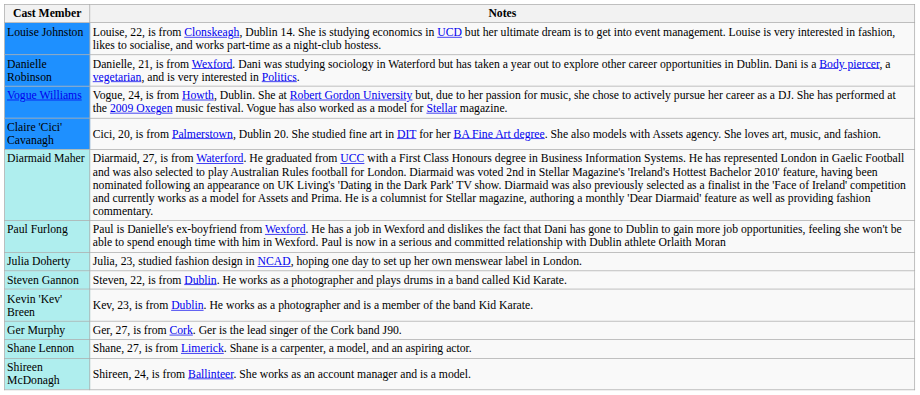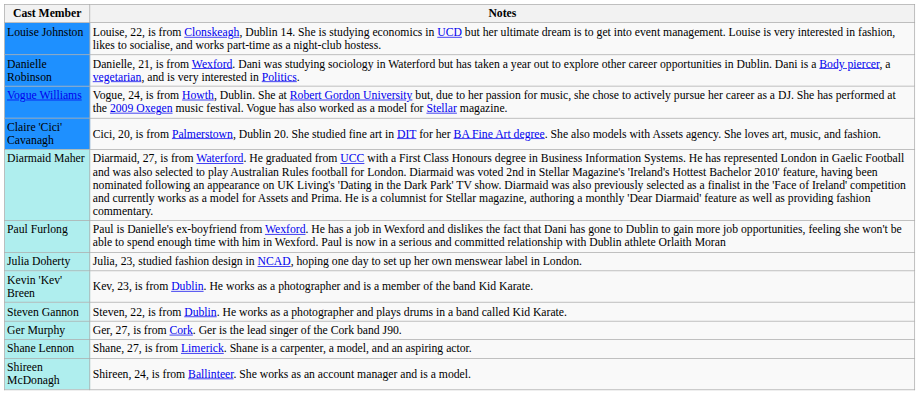rows swapped: (35, 305) <-> (43, 280)
